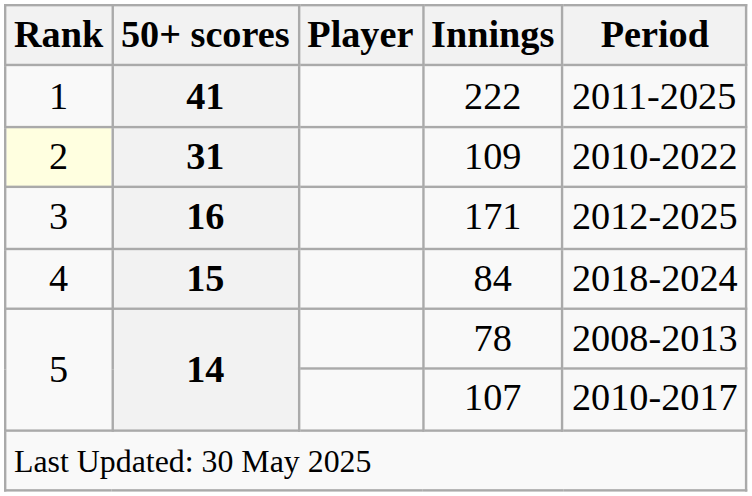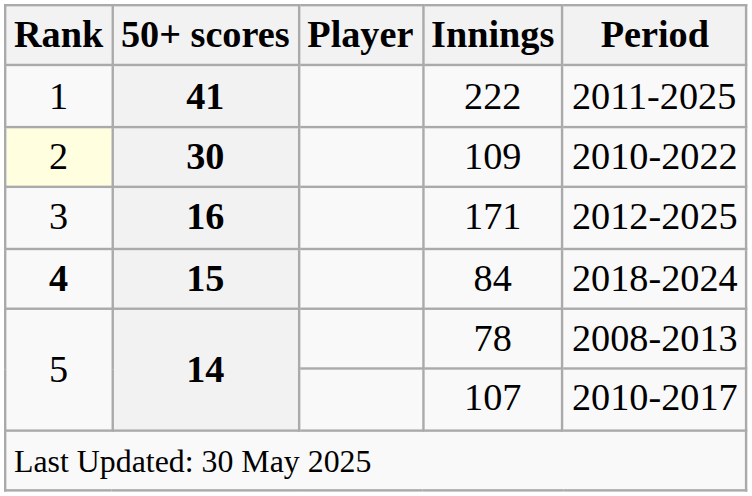(205, 156) 31 -> (205, 156) 30
(59, 277) normal -> (59, 277) bold
